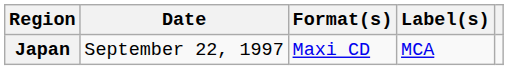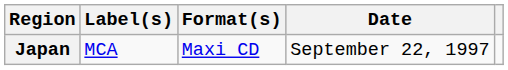columns swapped: (184, 20) <-> (445, 20)
